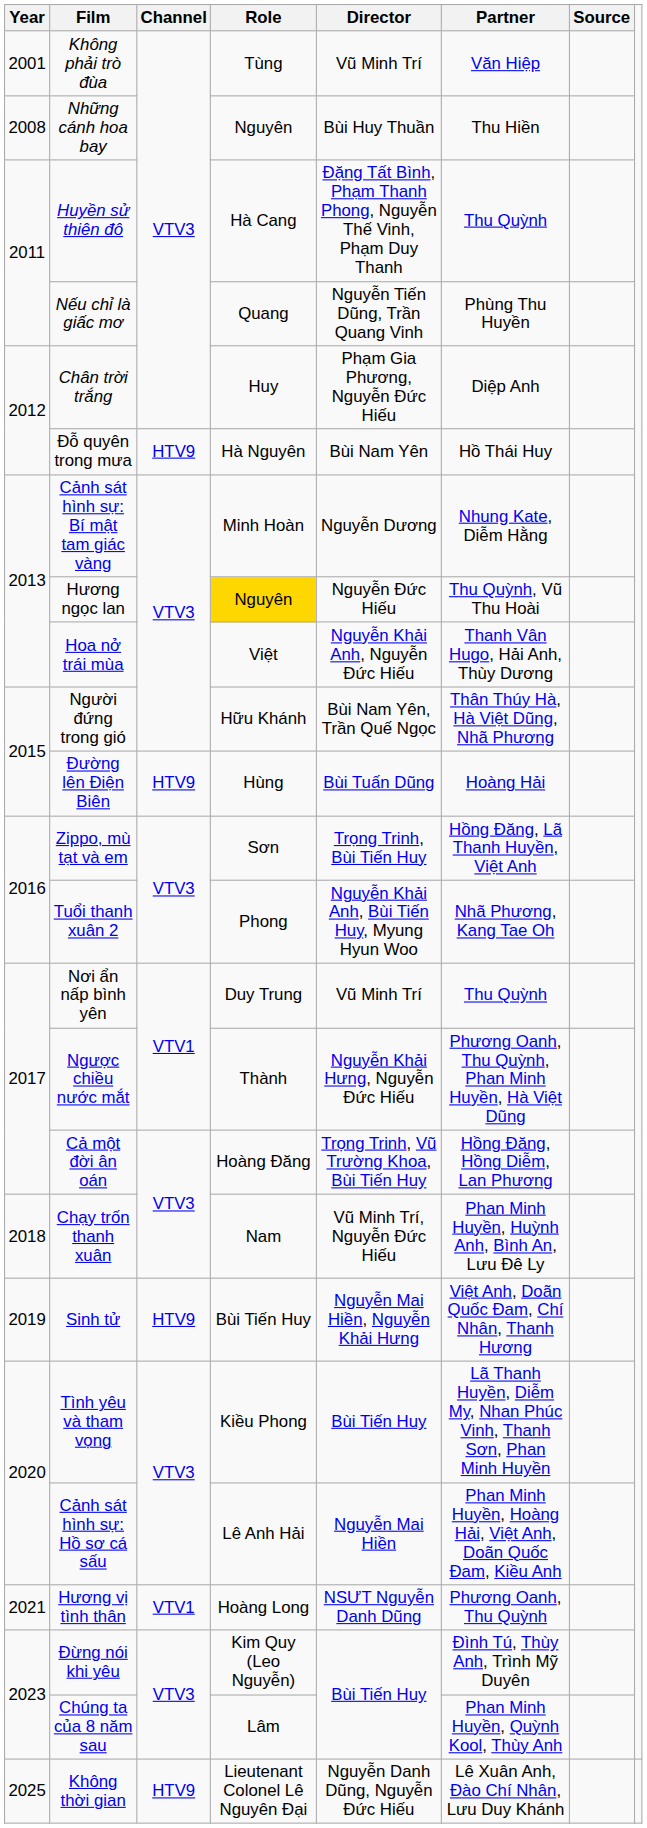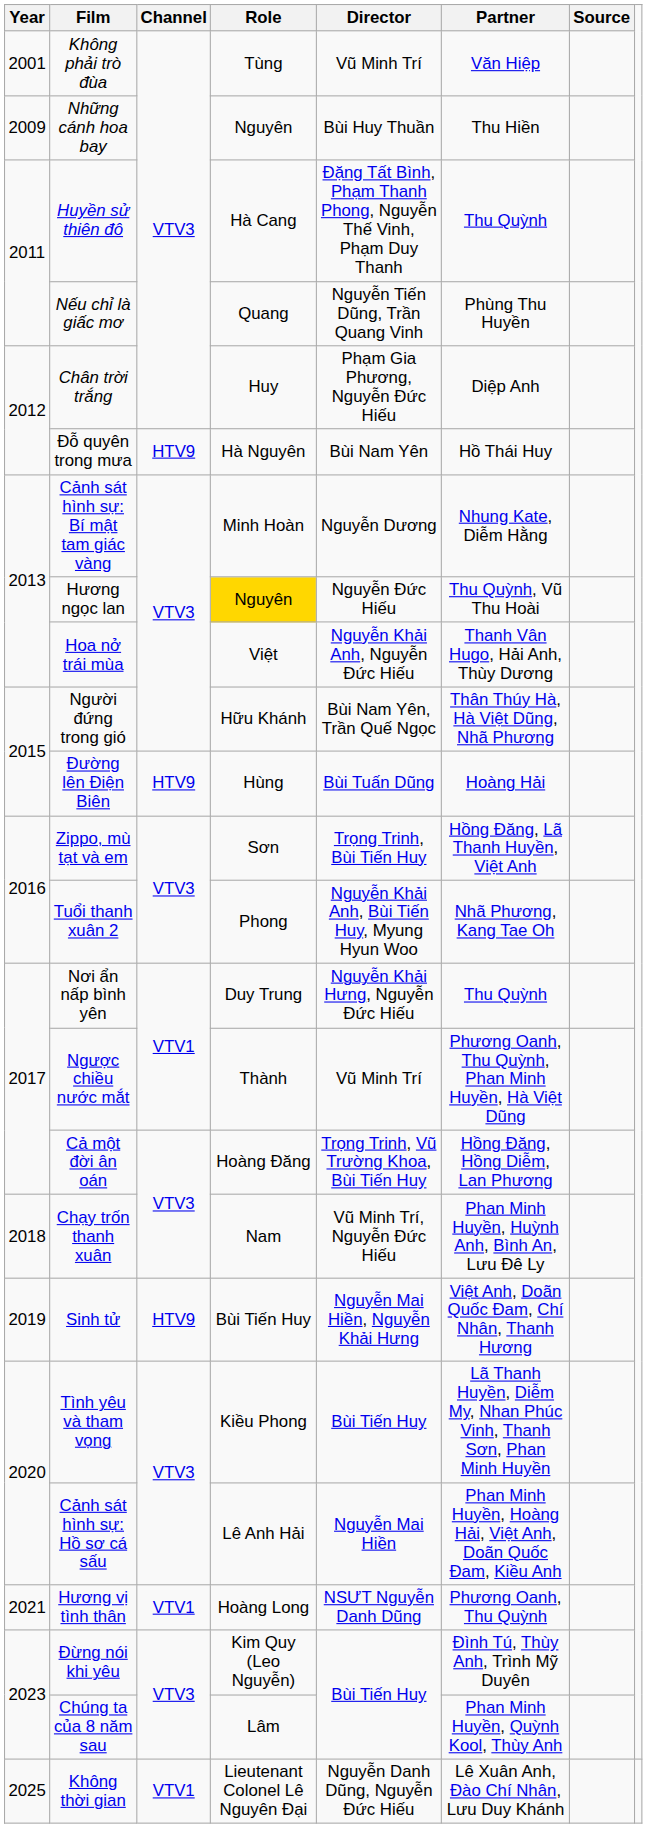(27, 127) 2008 -> (27, 127) 2009
(379, 995) Vũ Minh Trí -> (379, 995) Nguyễn Khải Hưng, Nguyễn Đức Hiếu
(379, 1078) Nguyễn Khải Hưng, Nguyễn Đức Hiếu -> (379, 1078) Vũ Minh Trí
(174, 1791) HTV9 -> (174, 1791) VTV1
